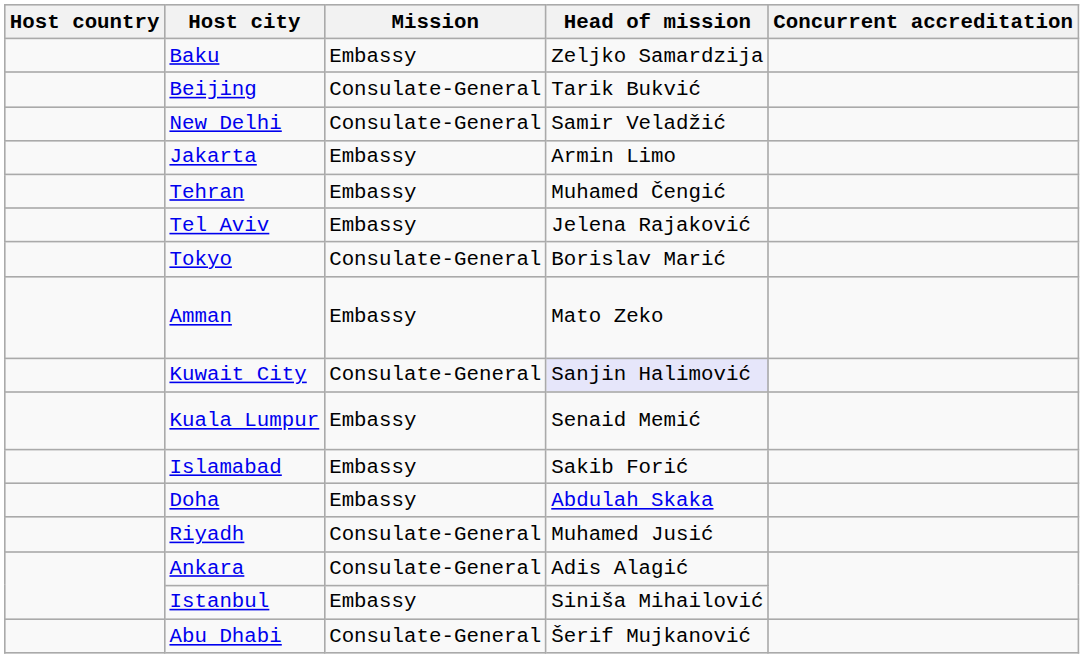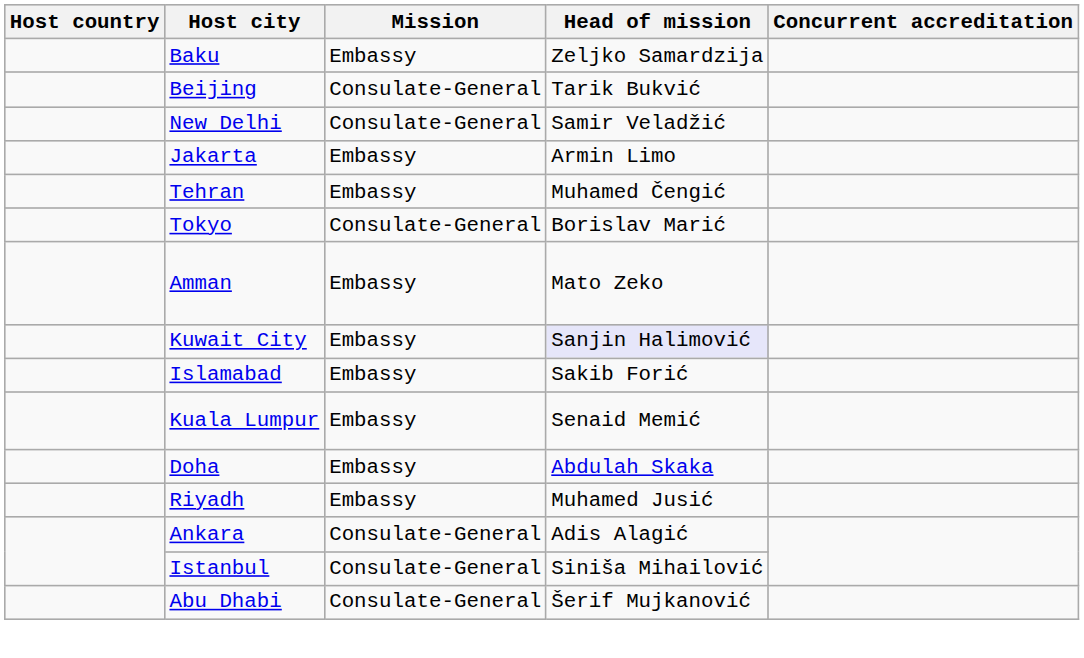- row: (219, 225)
(435, 375) Consulate-General -> (373, 341) Embassy
rows swapped: (244, 421) <-> (226, 467)
(435, 534) Consulate-General -> (373, 501) Embassy
(373, 602) Embassy -> (435, 568) Consulate-General
